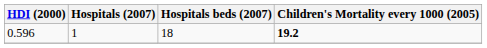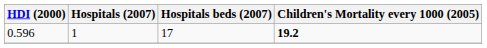(167, 33) 18 -> (167, 33) 17
